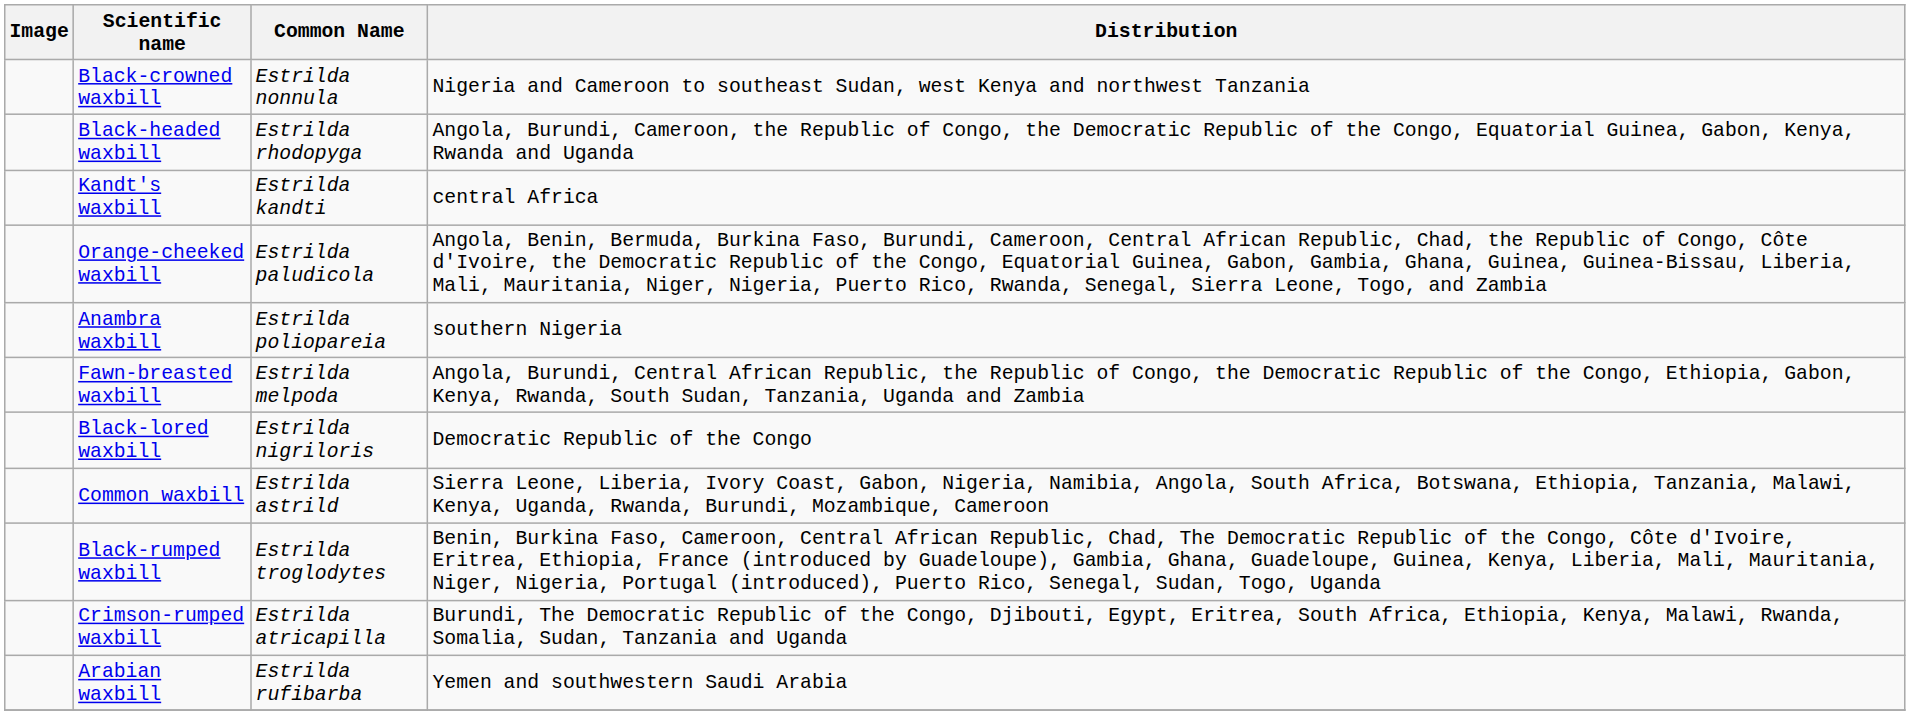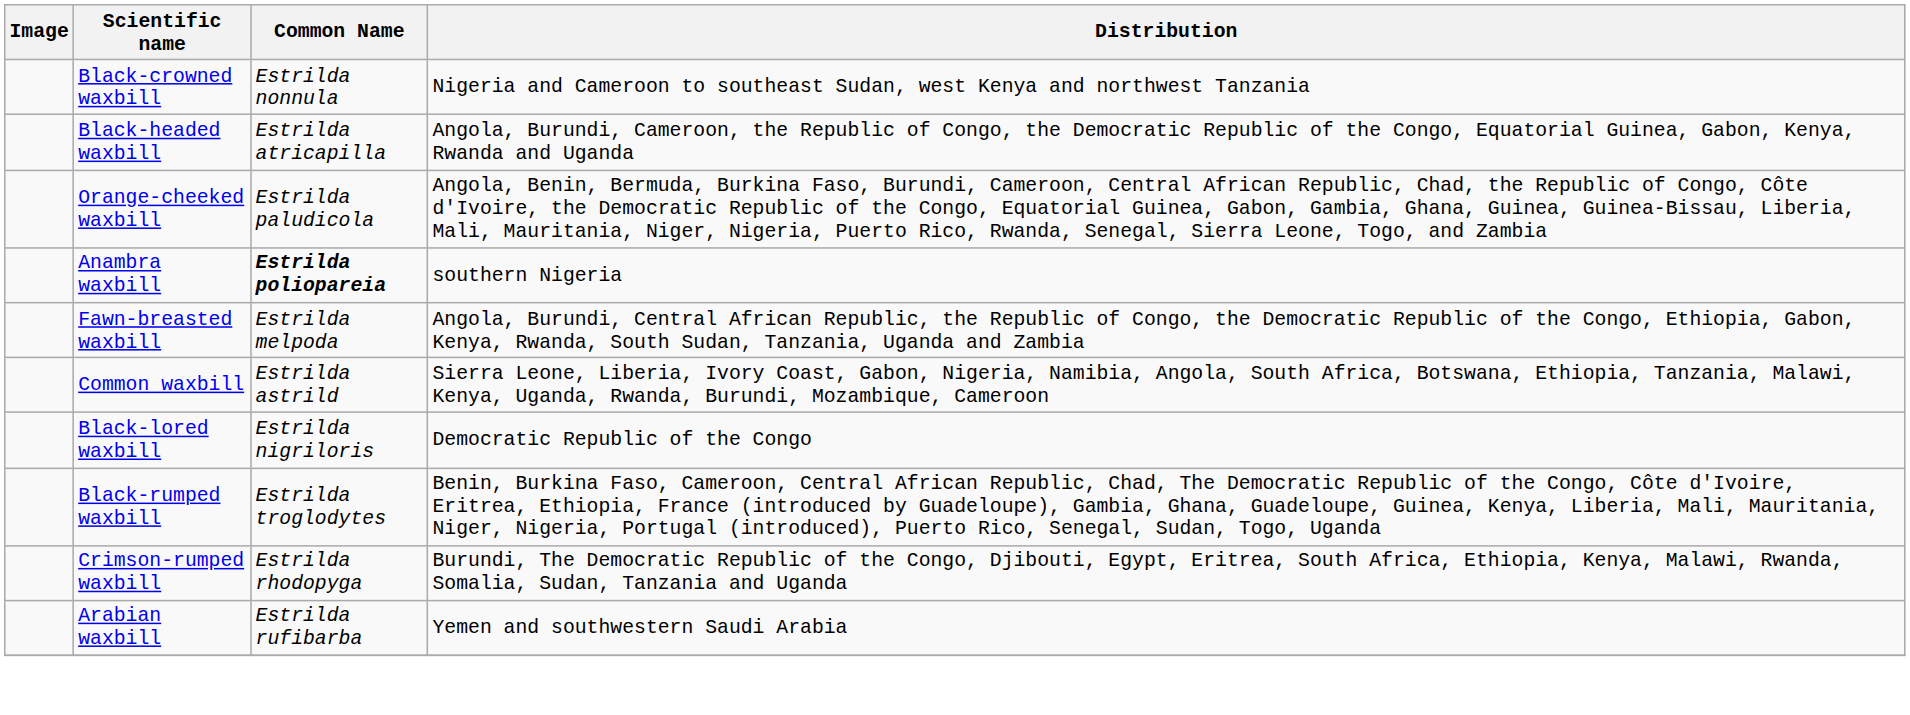(309, 142) Estrilda rhodopyga -> (321, 142) Estrilda atricapilla
- row: (120, 197)
(321, 330) normal -> (321, 275) bold
rows swapped: (161, 495) <-> (143, 440)
(321, 628) Estrilda atricapilla -> (309, 573) Estrilda rhodopyga
